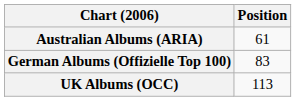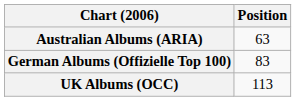(262, 38) 61 -> (262, 38) 63
